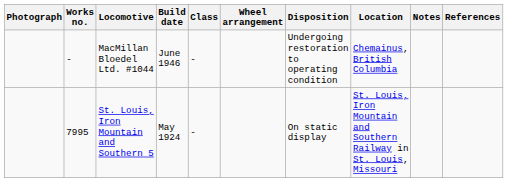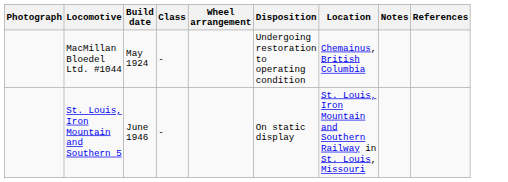- column: (80, 17)
(169, 59) June 1946 -> (137, 59) May 1924
(169, 132) May 1924 -> (137, 132) June 1946
